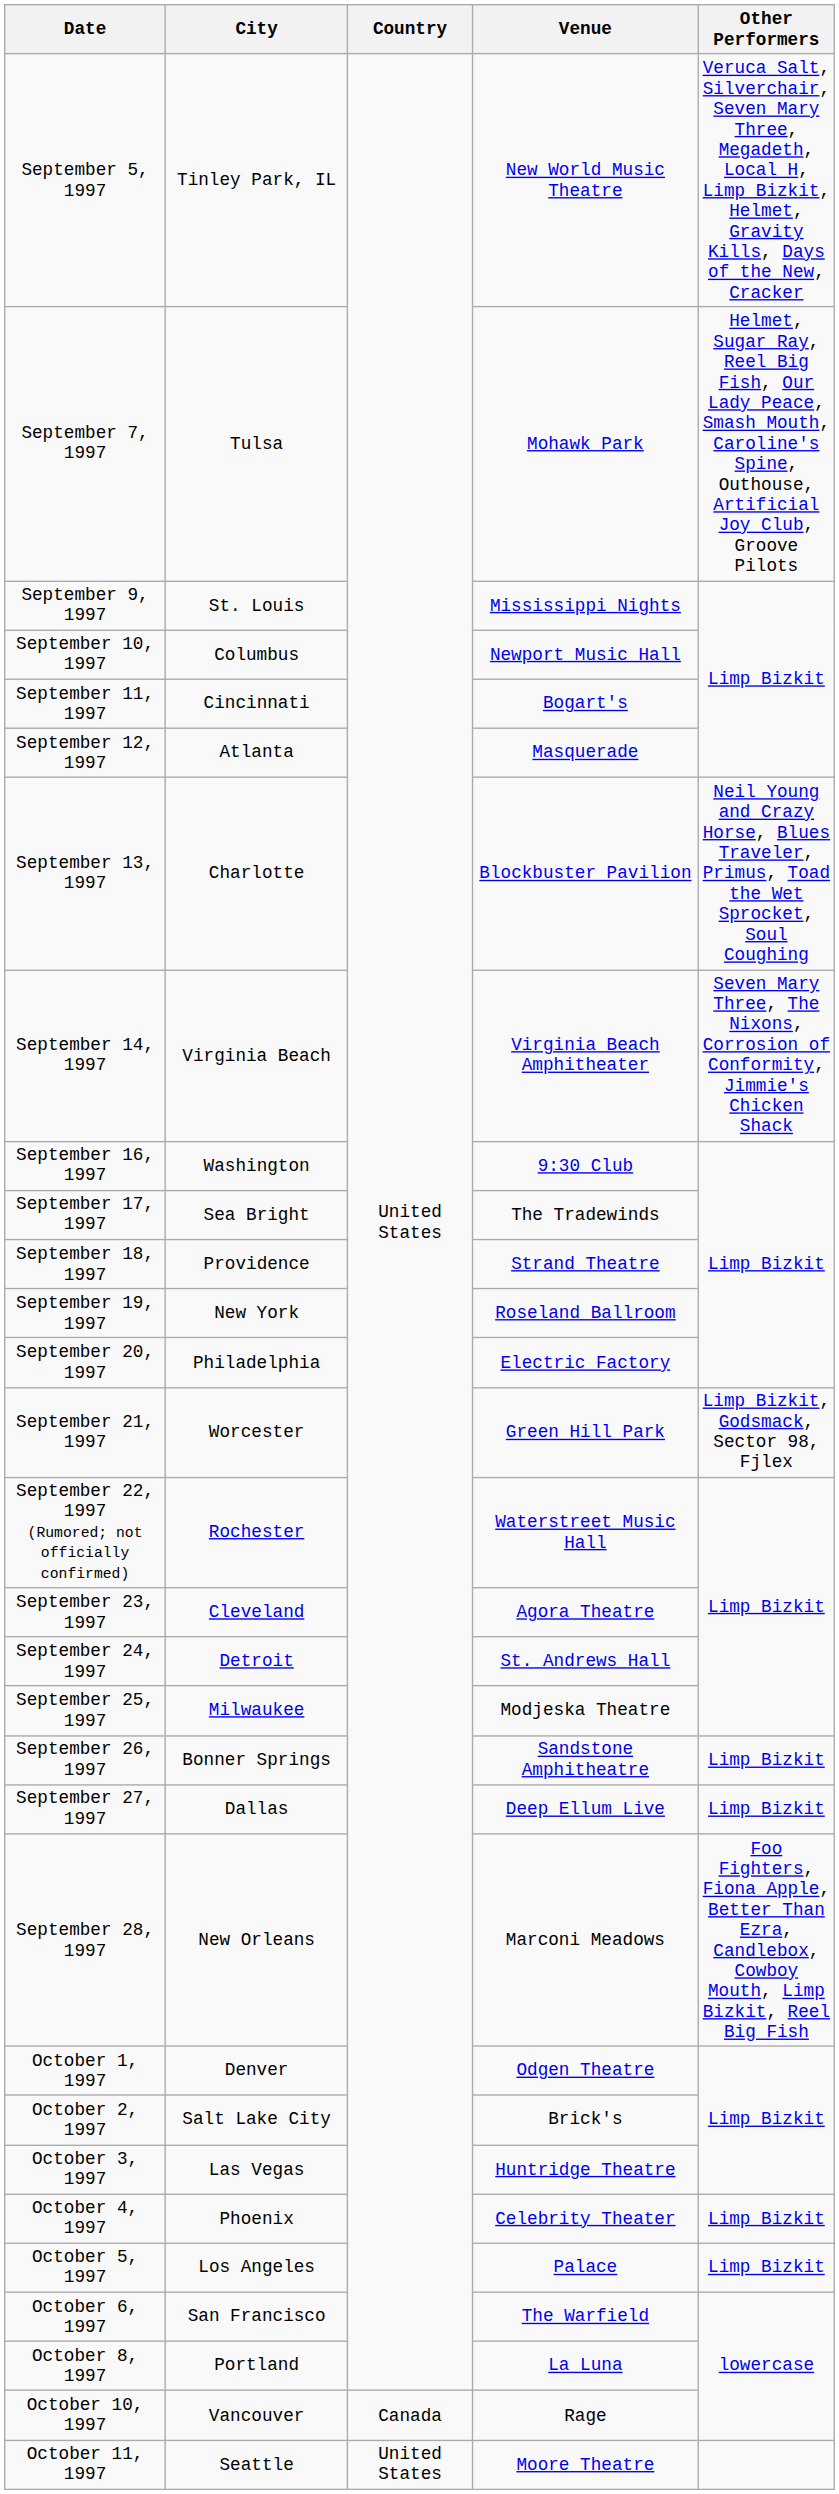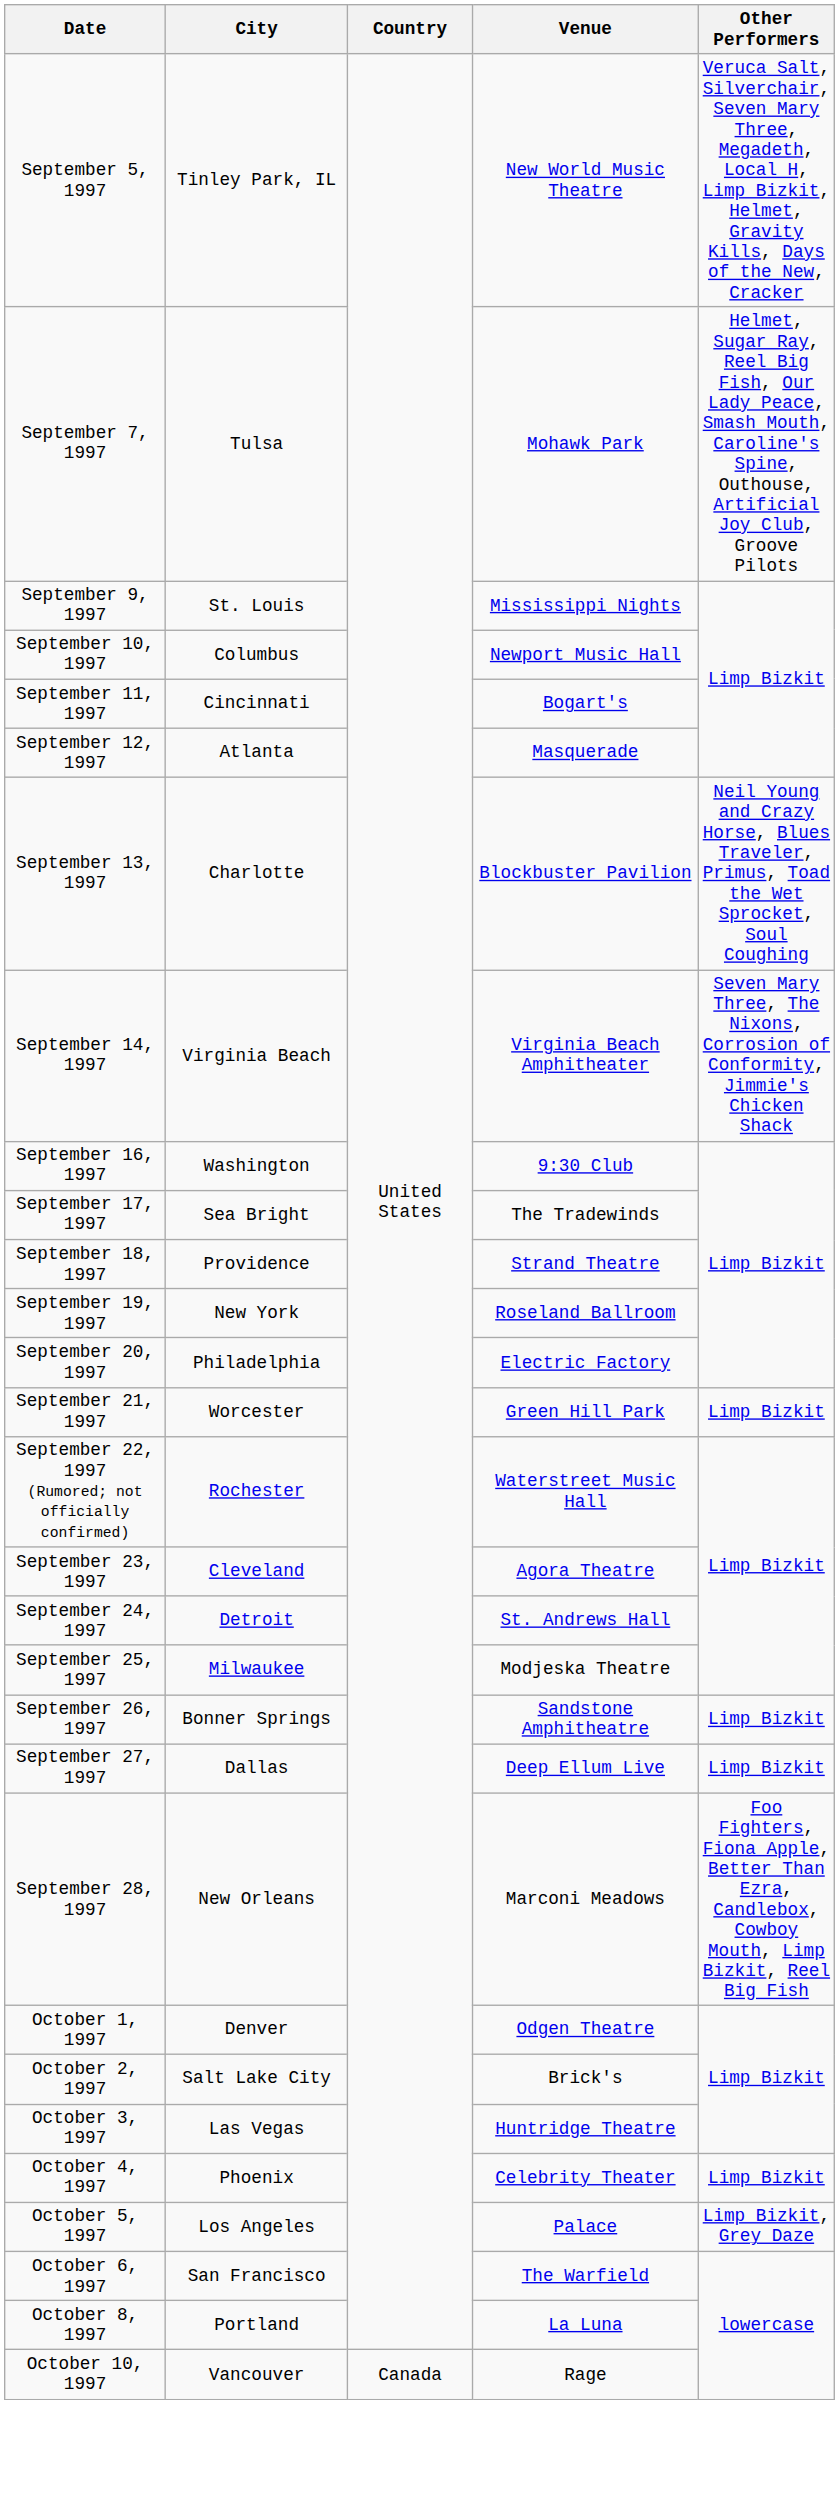(766, 1432) Limp Bizkit, Godsmack, Sector 98, Fjlex -> (766, 1412) Limp Bizkit
(766, 2268) Limp Bizkit -> (766, 2227) Limp Bizkit, Grey Daze
- row: (85, 2465)
